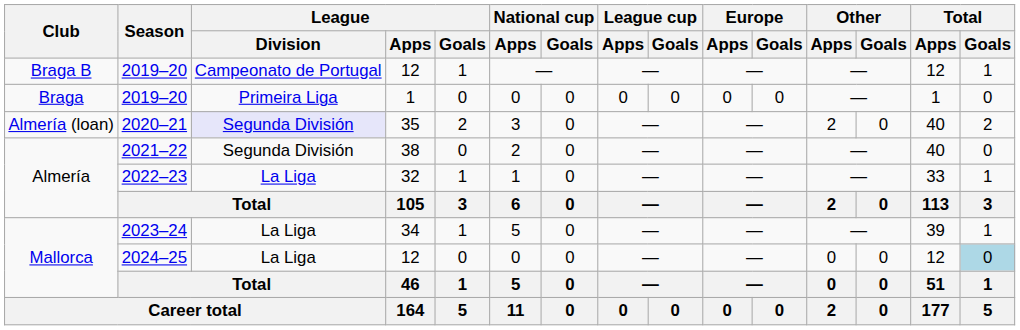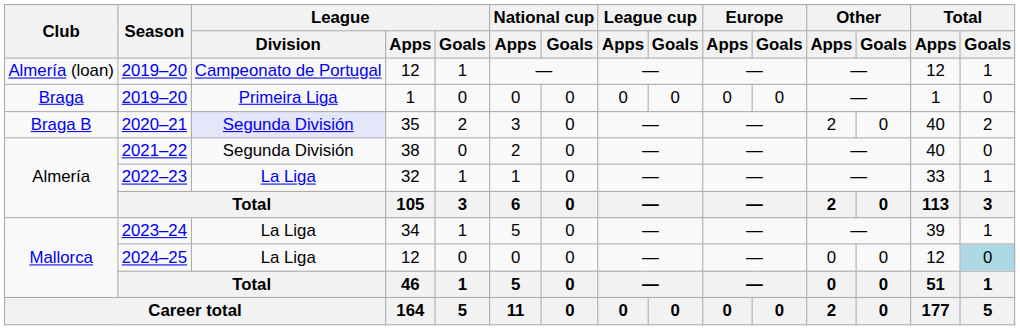(61, 71) Braga B -> (61, 71) Almería (loan)
(61, 124) Almería (loan) -> (61, 124) Braga B
